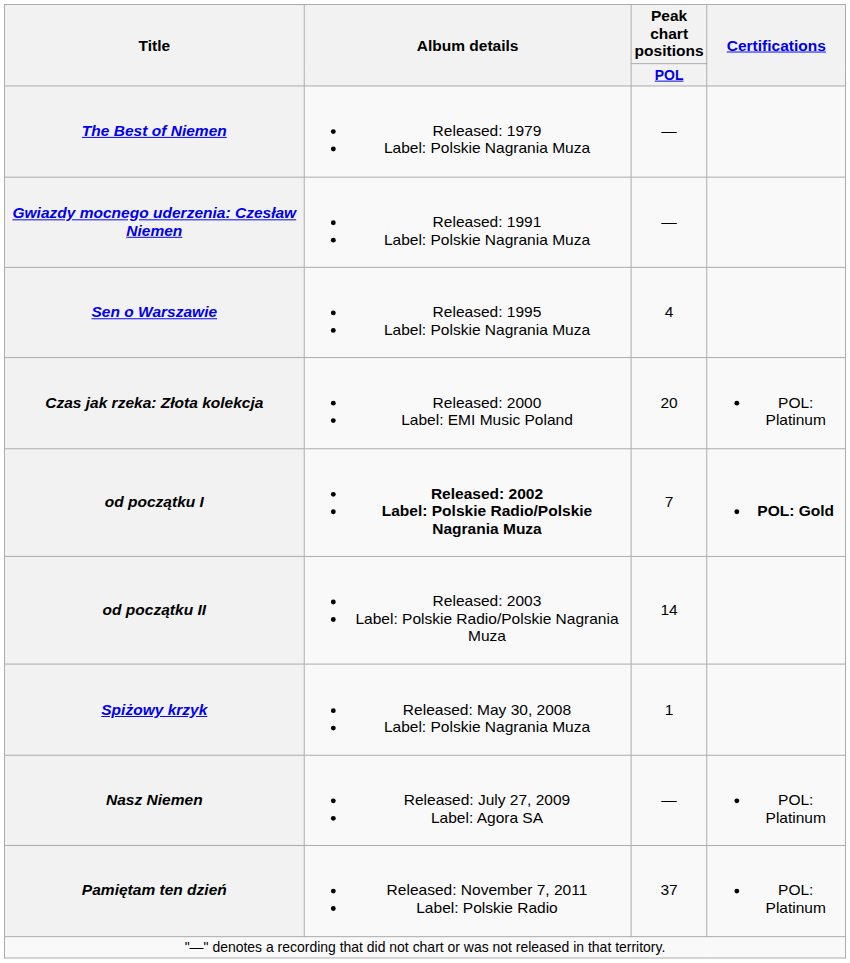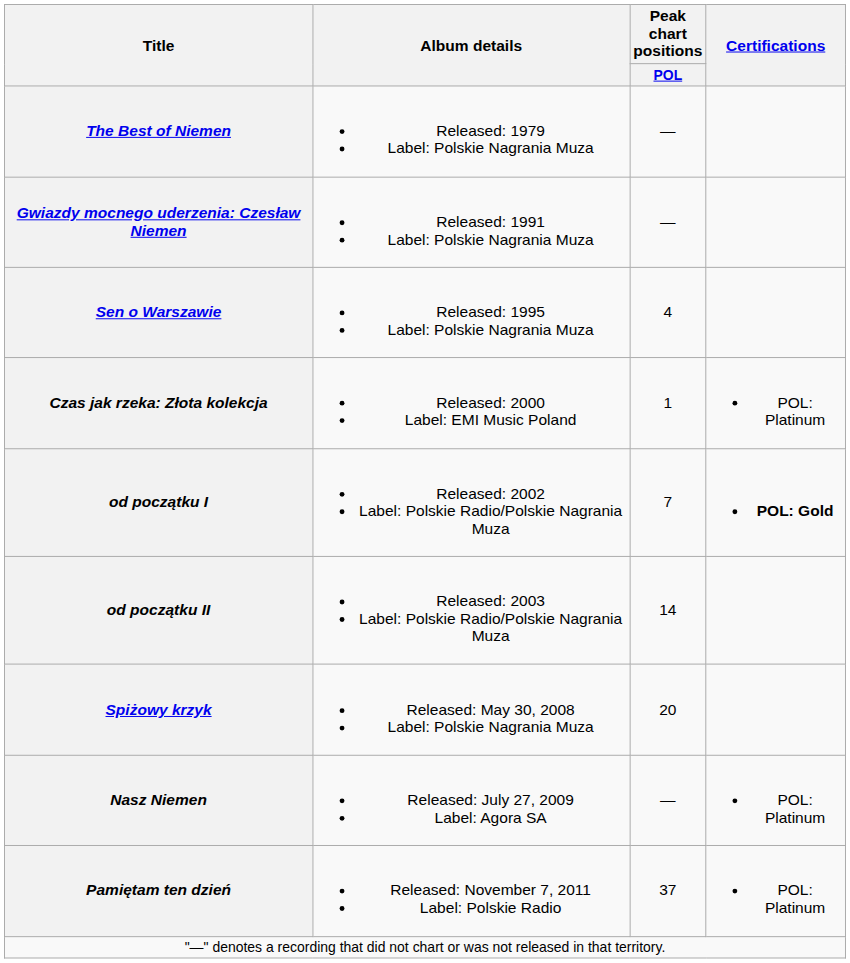(669, 403) 20 -> (668, 403) 1
(468, 511) bold -> (471, 511) normal
(669, 709) 1 -> (668, 709) 20
